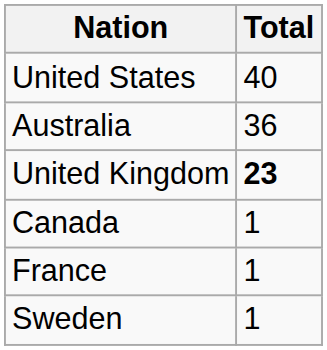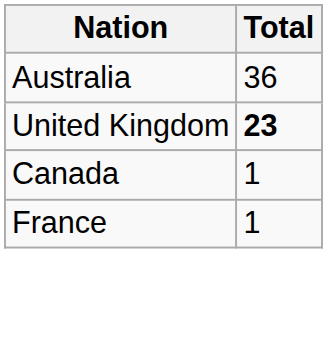- row: (104, 77)
- row: (67, 319)
